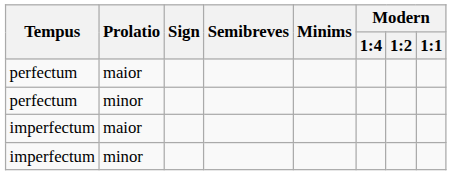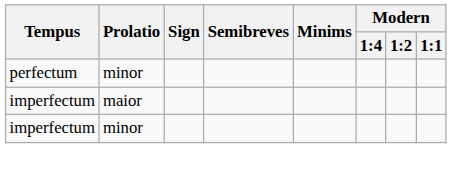- row: (43, 73)
